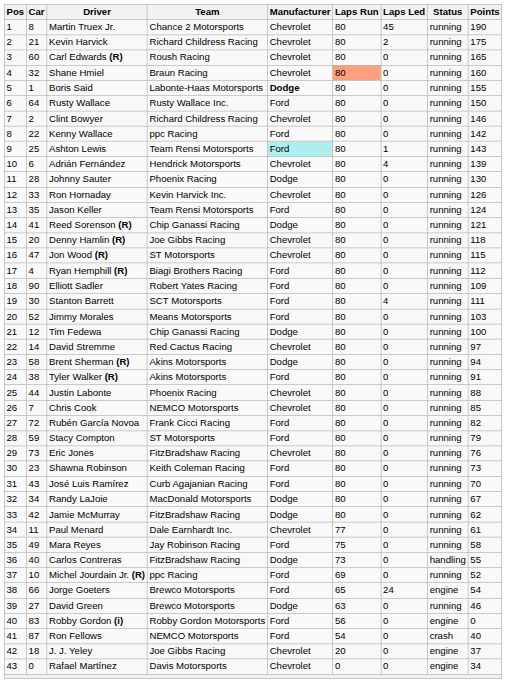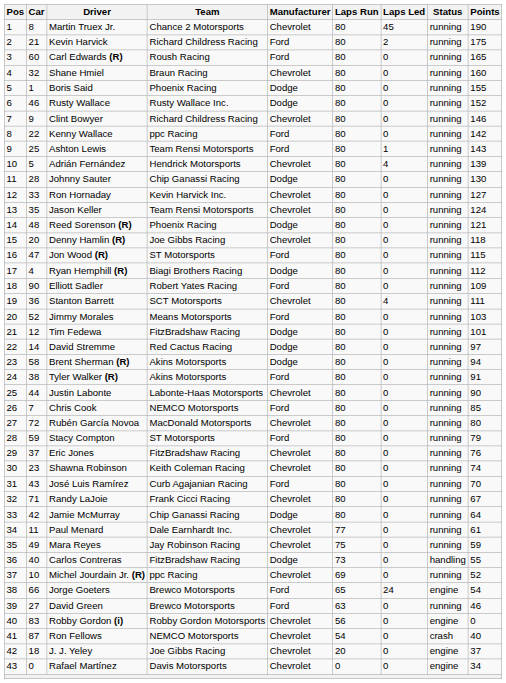(290, 42) Chevrolet -> (280, 42) Ford
(290, 57) Chevrolet -> (280, 57) Ford
(340, 73) lightsalmon background -> (340, 73) no background
(206, 88) Labonte-Haas Motorsports -> (183, 88) Phoenix Racing
(285, 88) bold -> (284, 88) normal
(34, 103) 64 -> (34, 103) 46
(280, 103) Ford -> (284, 103) Dodge
(478, 103) 150 -> (478, 103) 152
(31, 118) 2 -> (31, 118) 9
(280, 149) paleturquoise background -> (280, 149) no background
(31, 164) 6 -> (31, 164) 5
(183, 179) Phoenix Racing -> (195, 179) Chip Ganassi Racing
(478, 194) 126 -> (478, 194) 127
(280, 210) Ford -> (290, 210) Chevrolet
(34, 225) 41 -> (34, 225) 48
(195, 225) Chip Ganassi Racing -> (183, 225) Phoenix Racing
(290, 255) Chevrolet -> (280, 255) Ford
(280, 270) Ford -> (284, 270) Dodge
(34, 301) 30 -> (34, 301) 36
(280, 301) Ford -> (290, 301) Chevrolet
(195, 331) Chip Ganassi Racing -> (195, 331) FitzBradshaw Racing
(478, 331) 100 -> (478, 331) 101
(290, 347) Chevrolet -> (284, 347) Dodge
(183, 392) Phoenix Racing -> (206, 392) Labonte-Haas Motorsports
(476, 392) 88 -> (476, 392) 90
(290, 407) Chevrolet -> (280, 407) Ford
(190, 423) Frank Cicci Racing -> (200, 423) MacDonald Motorsports
(280, 423) Ford -> (290, 423) Chevrolet
(476, 423) 82 -> (476, 423) 80
(34, 453) 73 -> (34, 453) 37
(280, 468) Ford -> (290, 468) Chevrolet
(476, 468) 73 -> (476, 468) 74
(34, 499) 34 -> (34, 499) 71
(200, 499) MacDonald Motorsports -> (190, 499) Frank Cicci Racing
(284, 499) Dodge -> (290, 499) Chevrolet
(195, 514) FitzBradshaw Racing -> (195, 514) Chip Ganassi Racing
(476, 514) 62 -> (476, 514) 64
(280, 544) Ford -> (290, 544) Chevrolet
(476, 544) 58 -> (476, 544) 59
(280, 575) Ford -> (290, 575) Chevrolet
(284, 605) Dodge -> (280, 605) Ford
(280, 621) Ford -> (290, 621) Chevrolet
(280, 636) Ford -> (290, 636) Chevrolet
